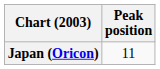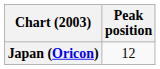(129, 53) 11 -> (129, 53) 12
